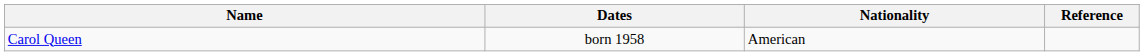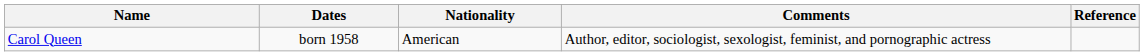+ column: (816, 16)
